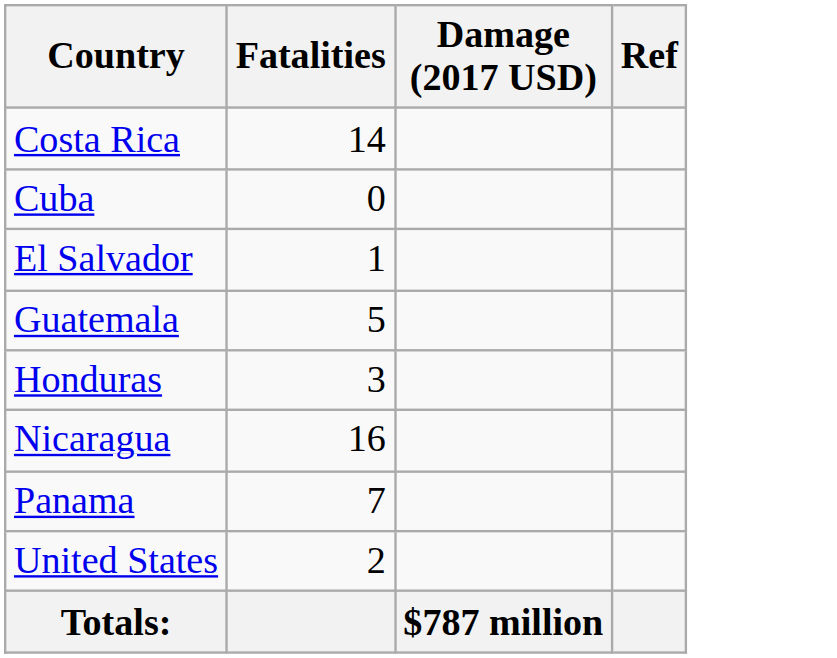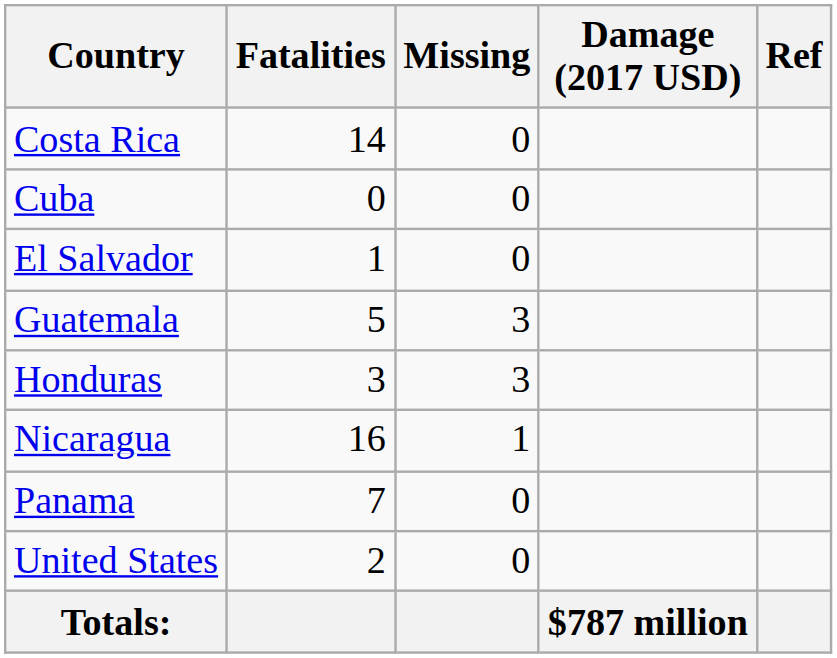+ column: (467, 56)
